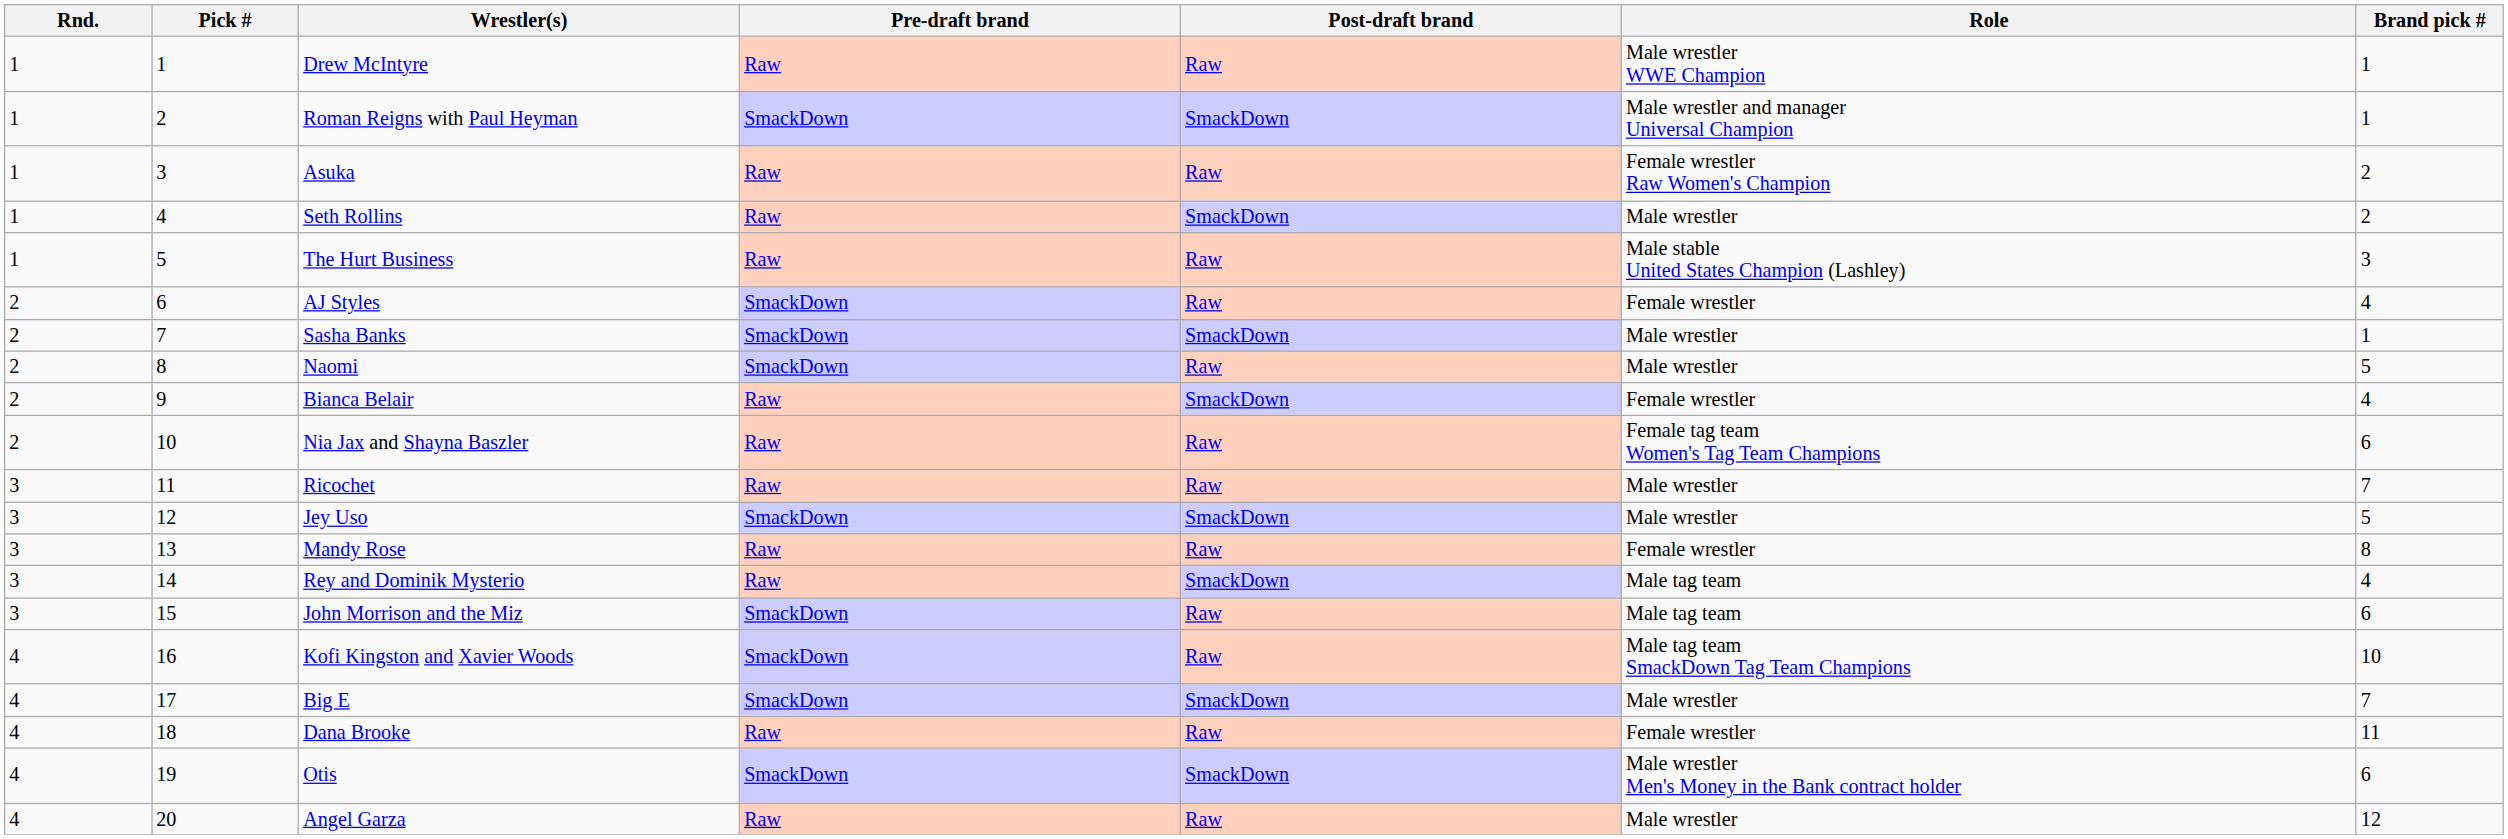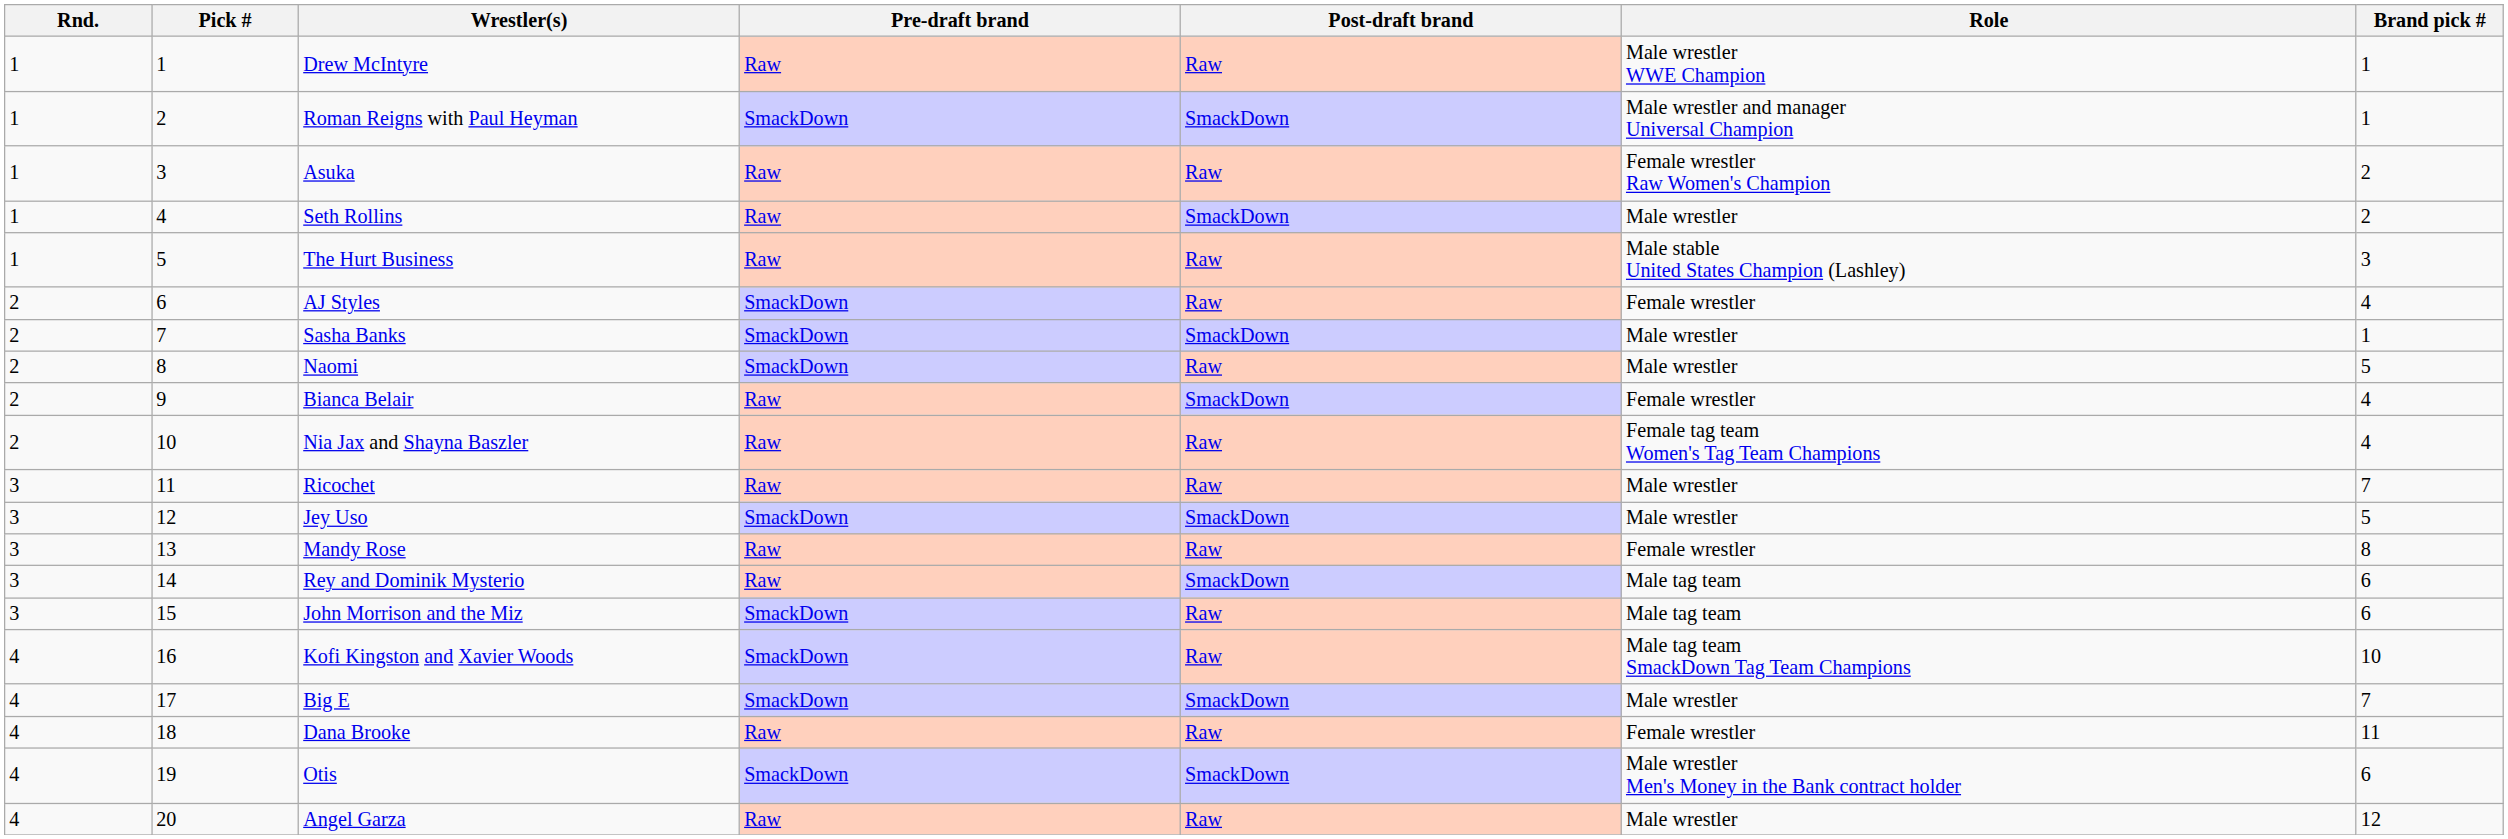(2366, 442) 6 -> (2366, 442) 4
(2366, 581) 4 -> (2366, 581) 6
